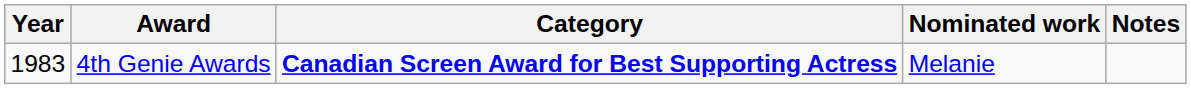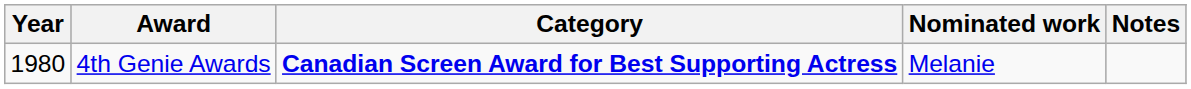(38, 63) 1983 -> (38, 63) 1980
